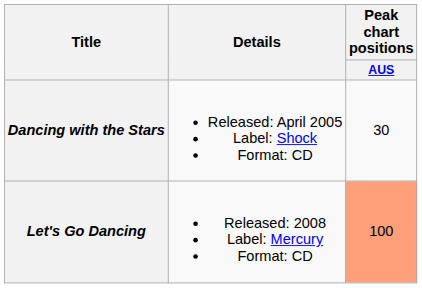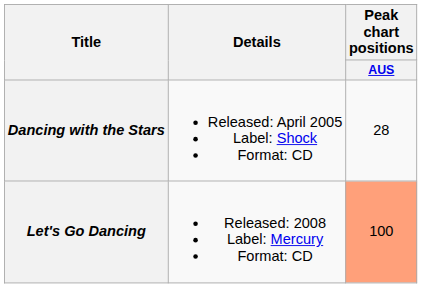(381, 130) 30 -> (381, 130) 28
